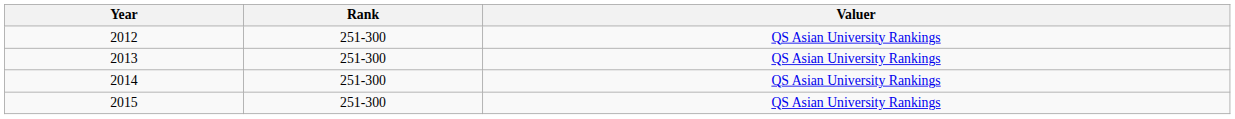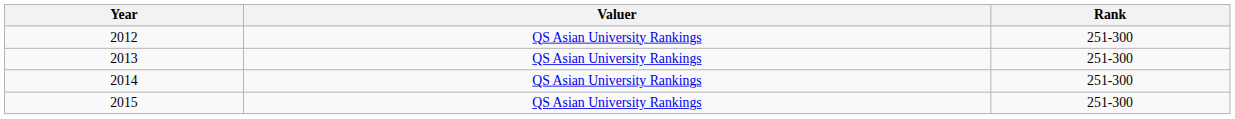columns swapped: (363, 15) <-> (856, 15)
